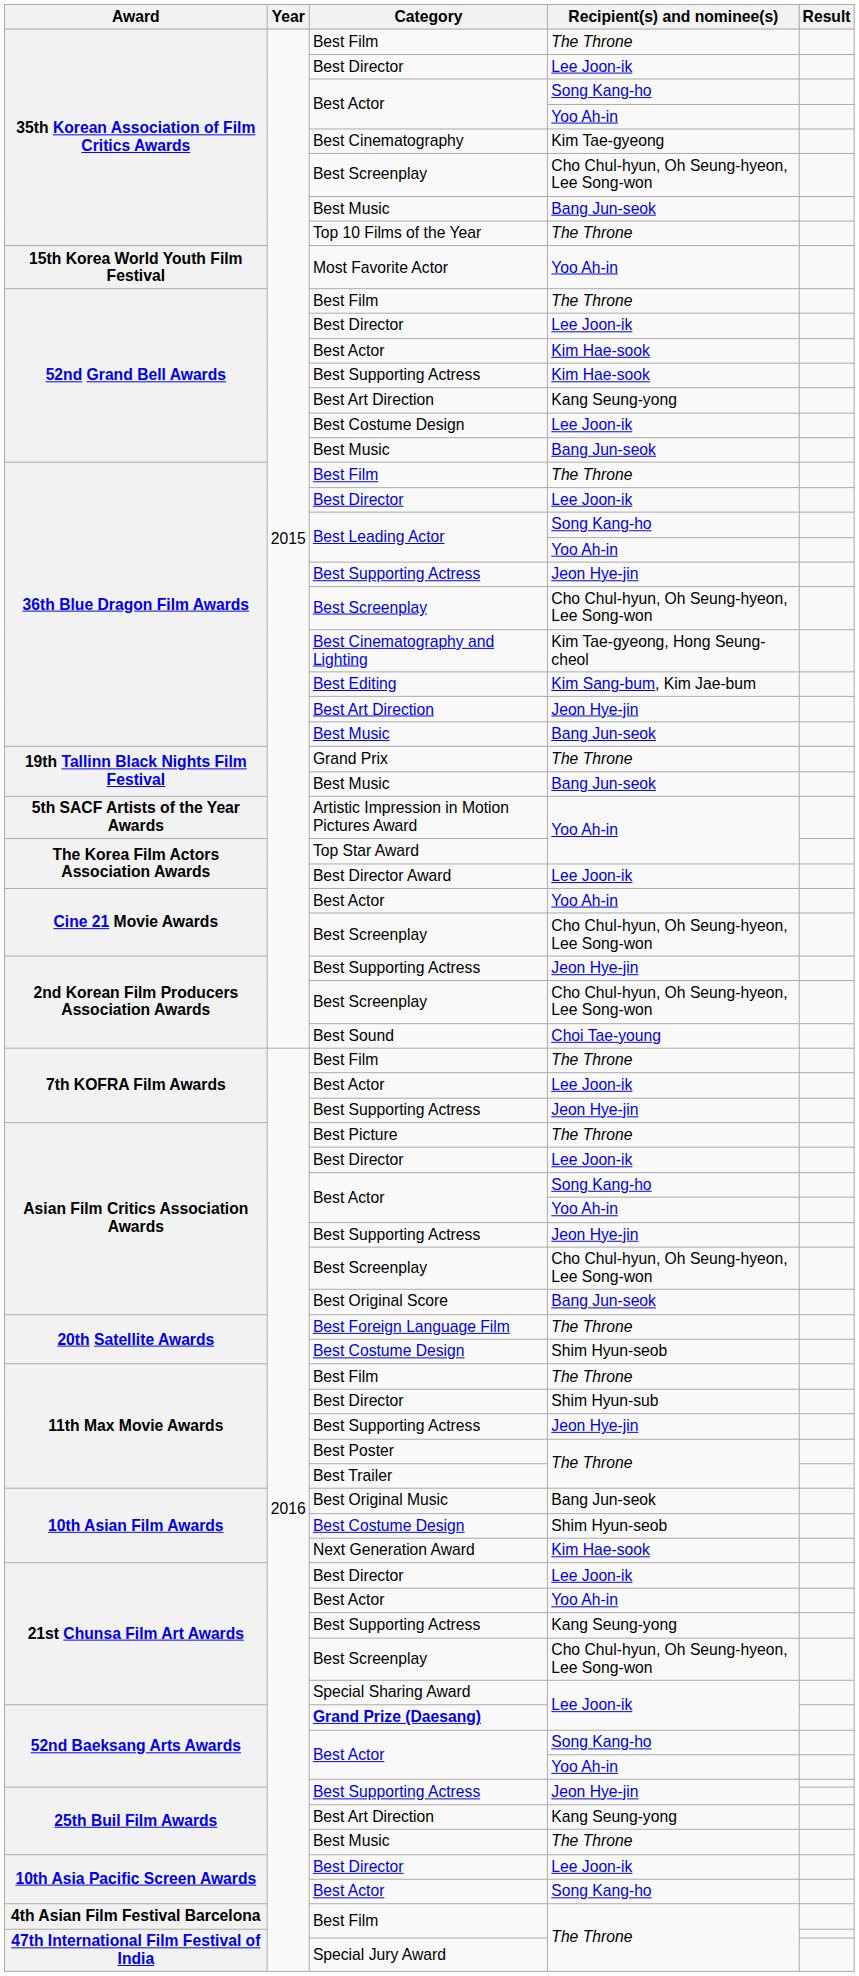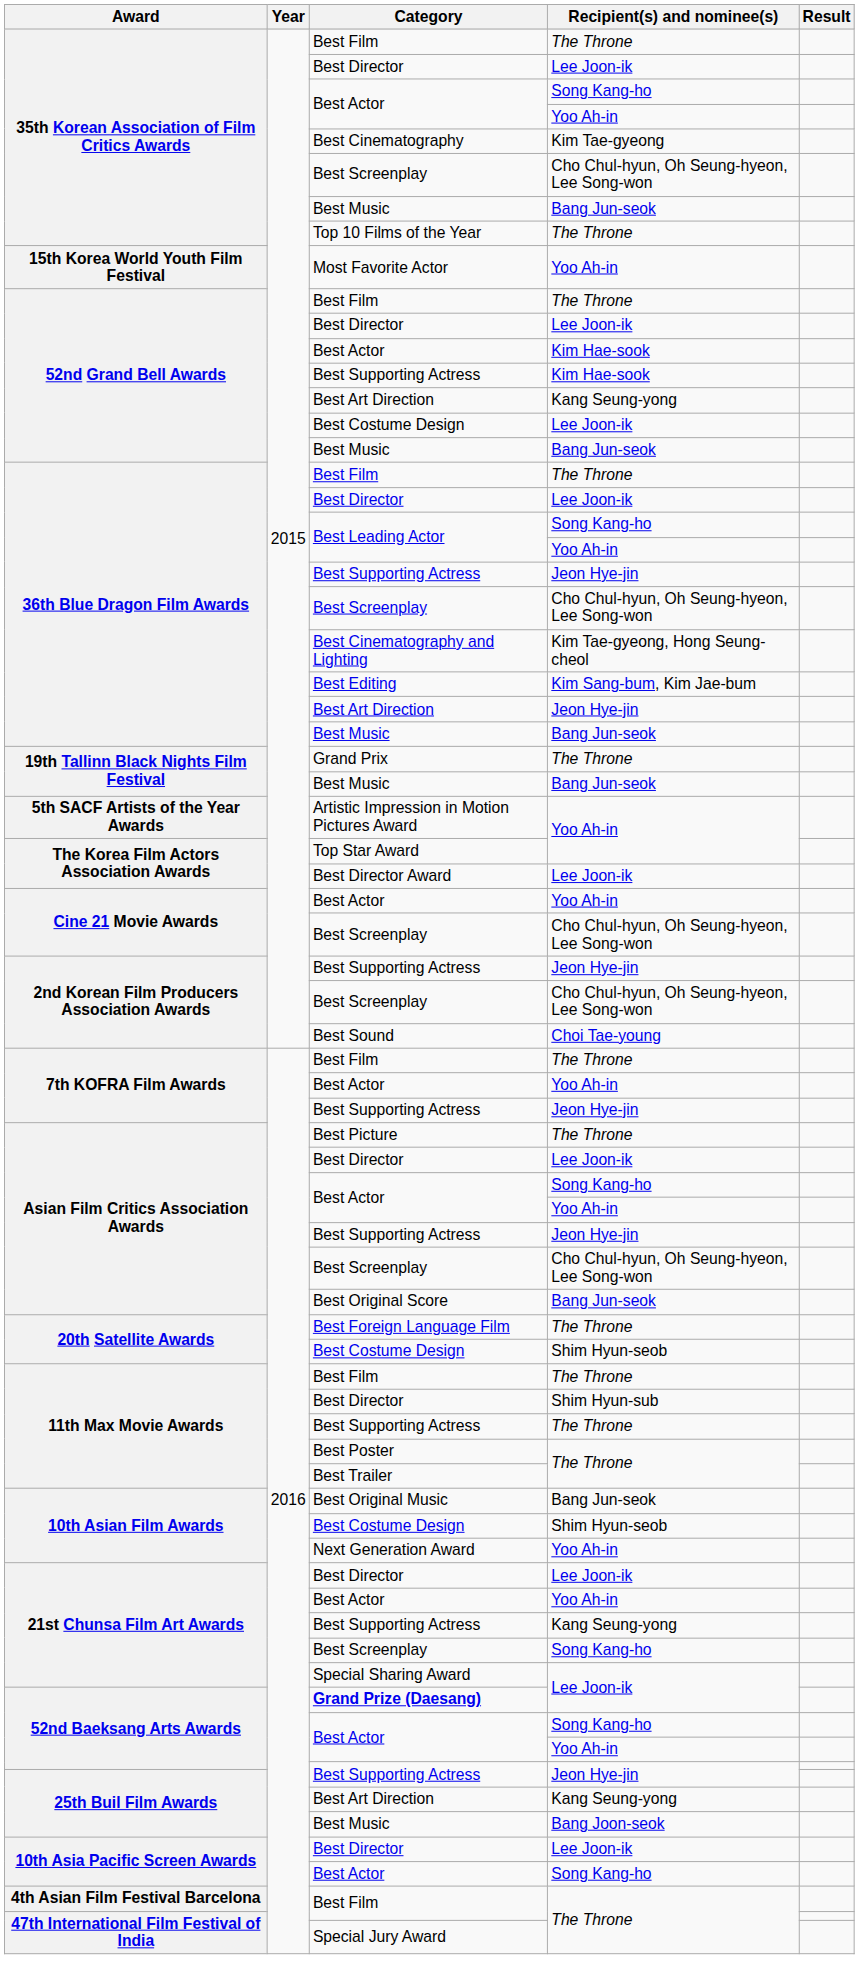(592, 1085) Lee Joon-ik -> (585, 1085) Yoo Ah-in
(595, 1426) Jeon Hye-jin -> (592, 1426) The Throne
(601, 1550) Kim Hae-sook -> (585, 1550) Yoo Ah-in
(669, 1658) Cho Chul-hyun, Oh Seung-hyeon, Lee Song-won -> (601, 1650) Song Kang-ho
(592, 1841) The Throne -> (608, 1824) Bang Joon-seok
